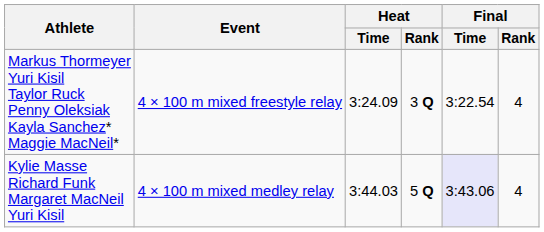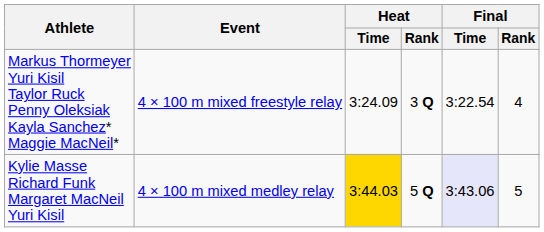(373, 191) no background -> (373, 191) gold background
(518, 191) 4 -> (518, 191) 5
